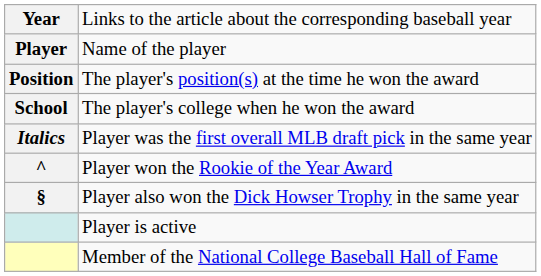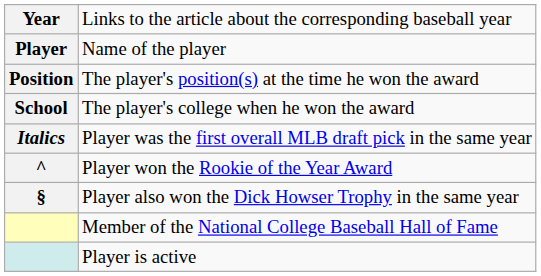rows swapped: (290, 256) <-> (139, 227)
